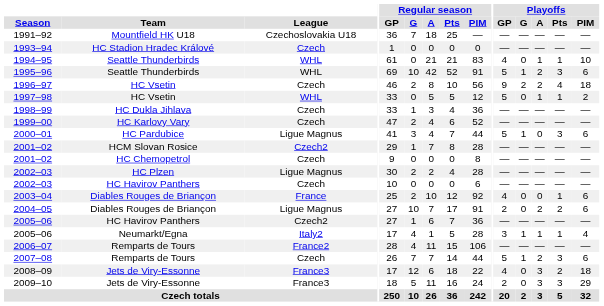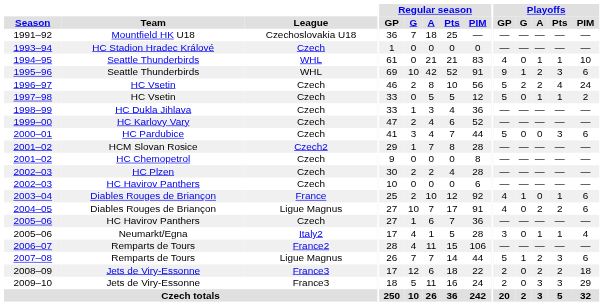(504, 72) 5 -> (504, 72) 9
(504, 84) 9 -> (504, 84) 5
(586, 84) 18 -> (586, 84) 24
(311, 97) WHL -> (311, 97) Czech
(311, 134) Ligue Magnus -> (311, 134) Czech
(524, 134) 1 -> (524, 134) 0
(311, 171) Ligue Magnus -> (311, 171) Czech
(524, 196) 0 -> (524, 196) 1
(504, 208) 2 -> (504, 208) 4
(311, 221) Czech2 -> (311, 221) Czech
(524, 233) 1 -> (524, 233) 0
(311, 258) Czech -> (311, 258) Ligue Magnus
(504, 270) 4 -> (504, 270) 2
(540, 270) 3 -> (540, 270) 2
